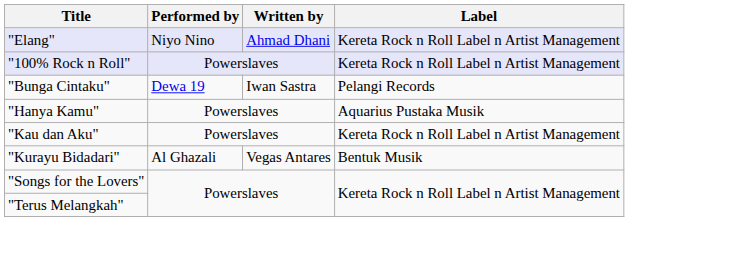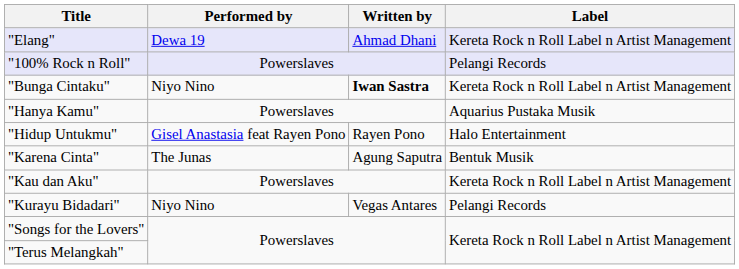(183, 39) Niyo Nino -> (178, 39) Dewa 19
(479, 63) Kereta Rock n Roll Label n Artist Management -> (497, 63) Pelangi Records
(178, 87) Dewa 19 -> (183, 87) Niyo Nino
(281, 87) normal -> (391, 87) bold
(386, 87) Pelangi Records -> (590, 87) Kereta Rock n Roll Label n Artist Management
+ row: (63, 134)
+ row: (53, 157)
(184, 157) Al Ghazali -> (183, 205) Niyo Nino
(380, 157) Bentuk Musik -> (497, 205) Pelangi Records
